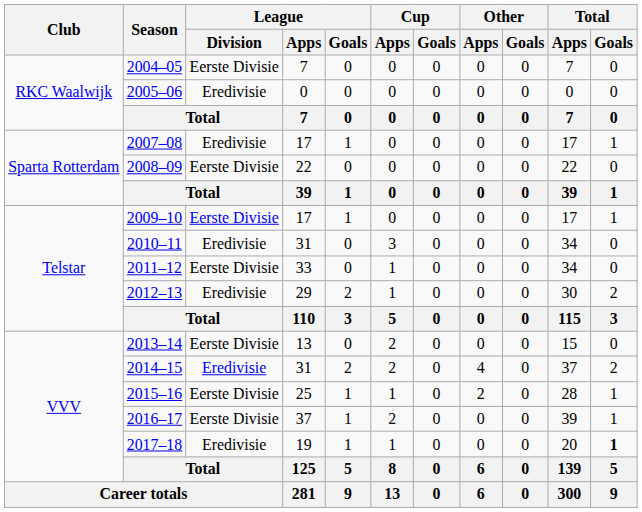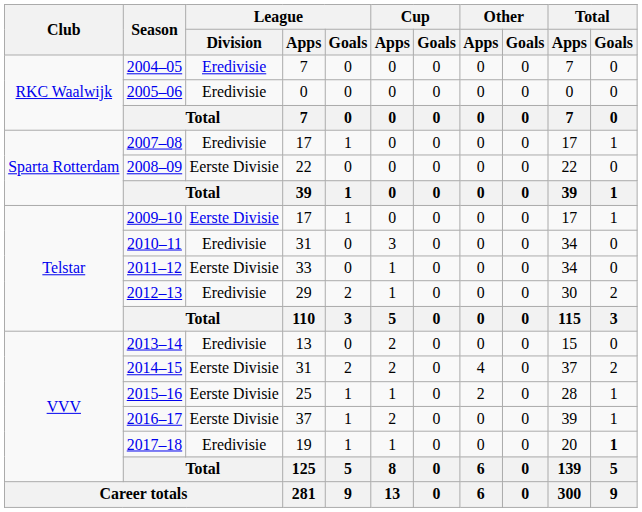(234, 67) Eerste Divisie -> (234, 67) Eredivisie
(234, 343) Eerste Divisie -> (234, 343) Eredivisie
(234, 368) Eredivisie -> (234, 368) Eerste Divisie
